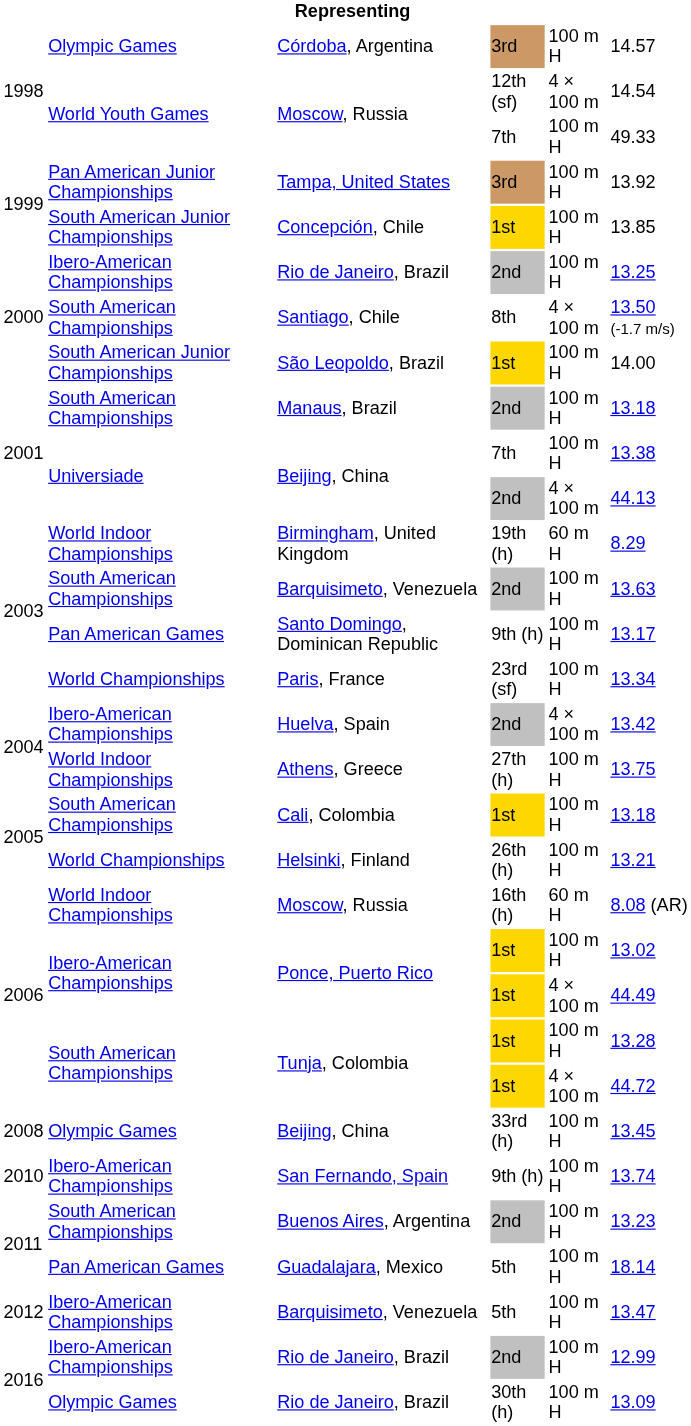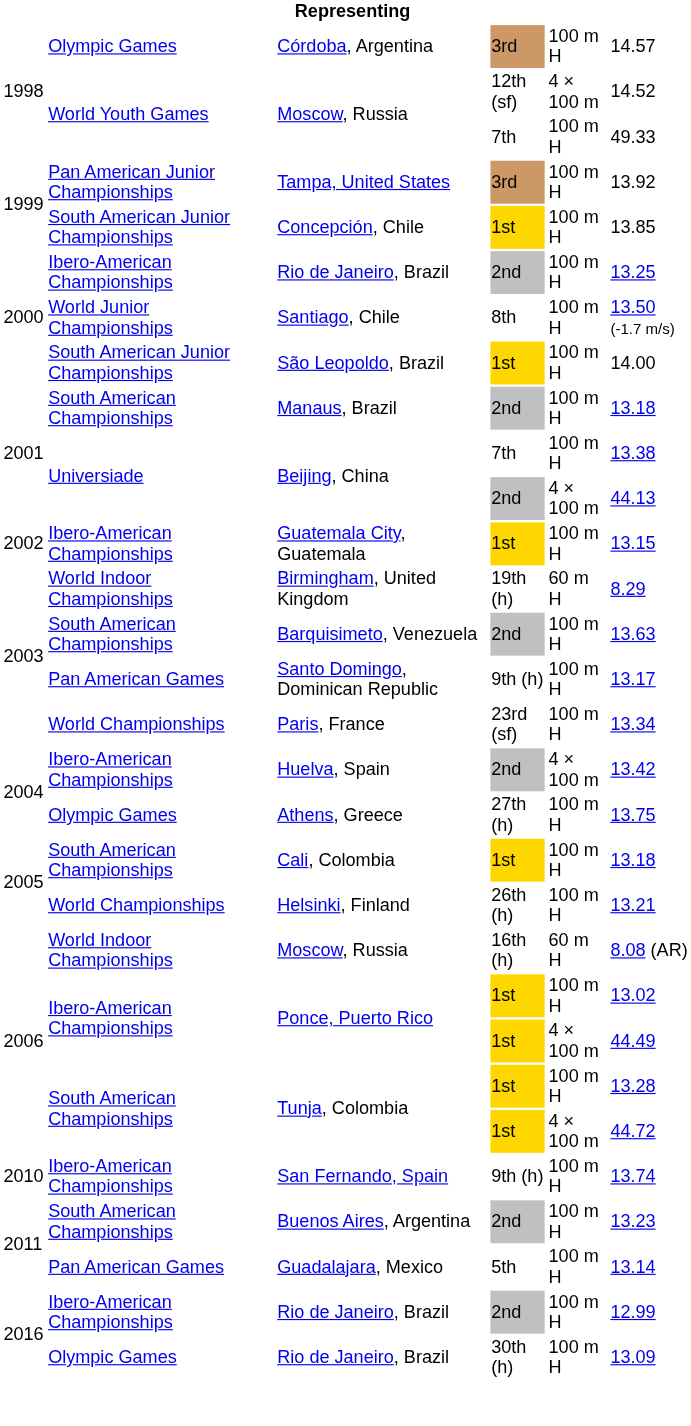(633, 91) 14.54 -> (633, 91) 14.52
(112, 317) South American Championships -> (110, 317) World Junior Championships
(574, 317) 4 × 100 m -> (574, 317) 100 m H
+ row: (341, 543)
(110, 769) World Indoor Championships -> (112, 814) Olympic Games
- row: (333, 1131)
(633, 1266) 18.14 -> (633, 1266) 13.14
- row: (377, 1312)
